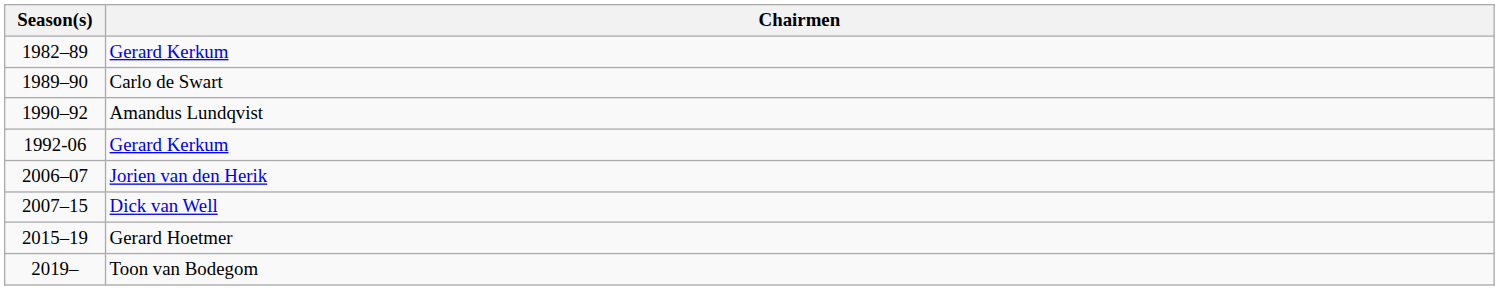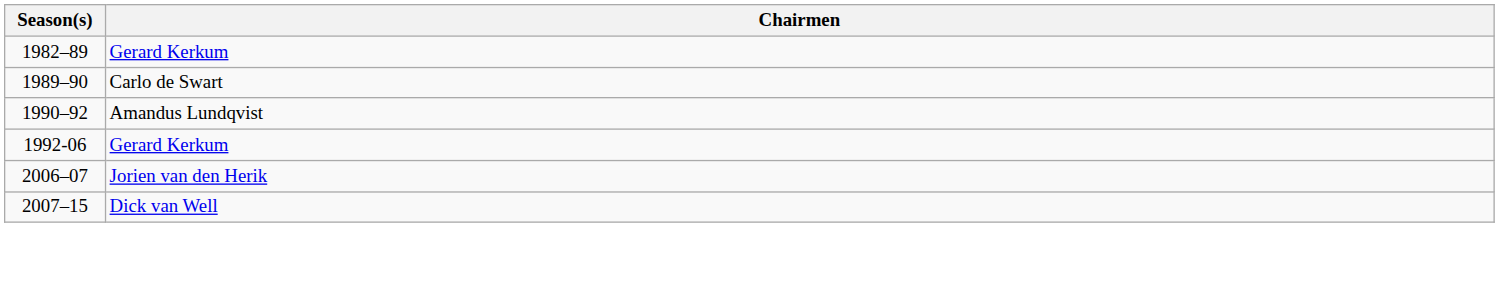- row: (55, 238)
- row: (55, 269)
